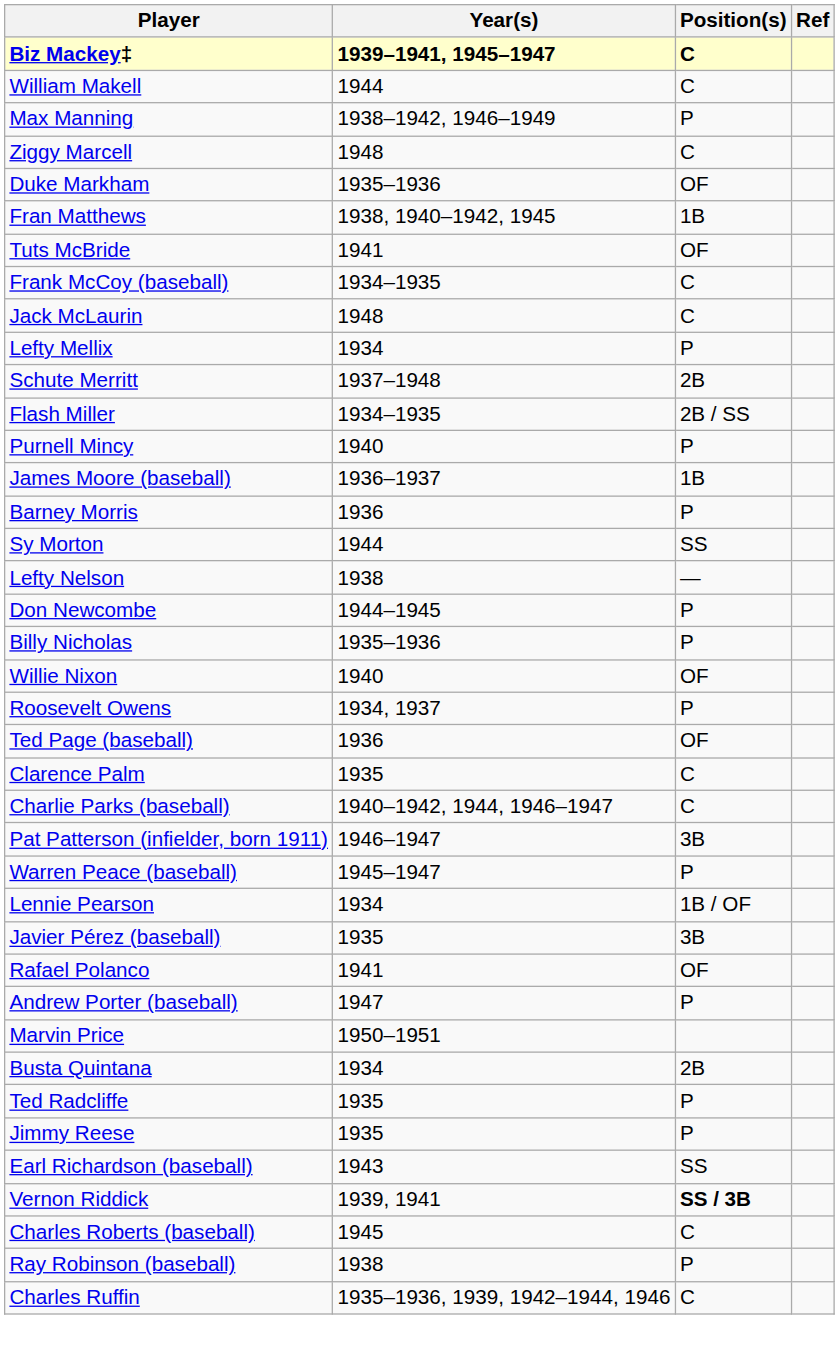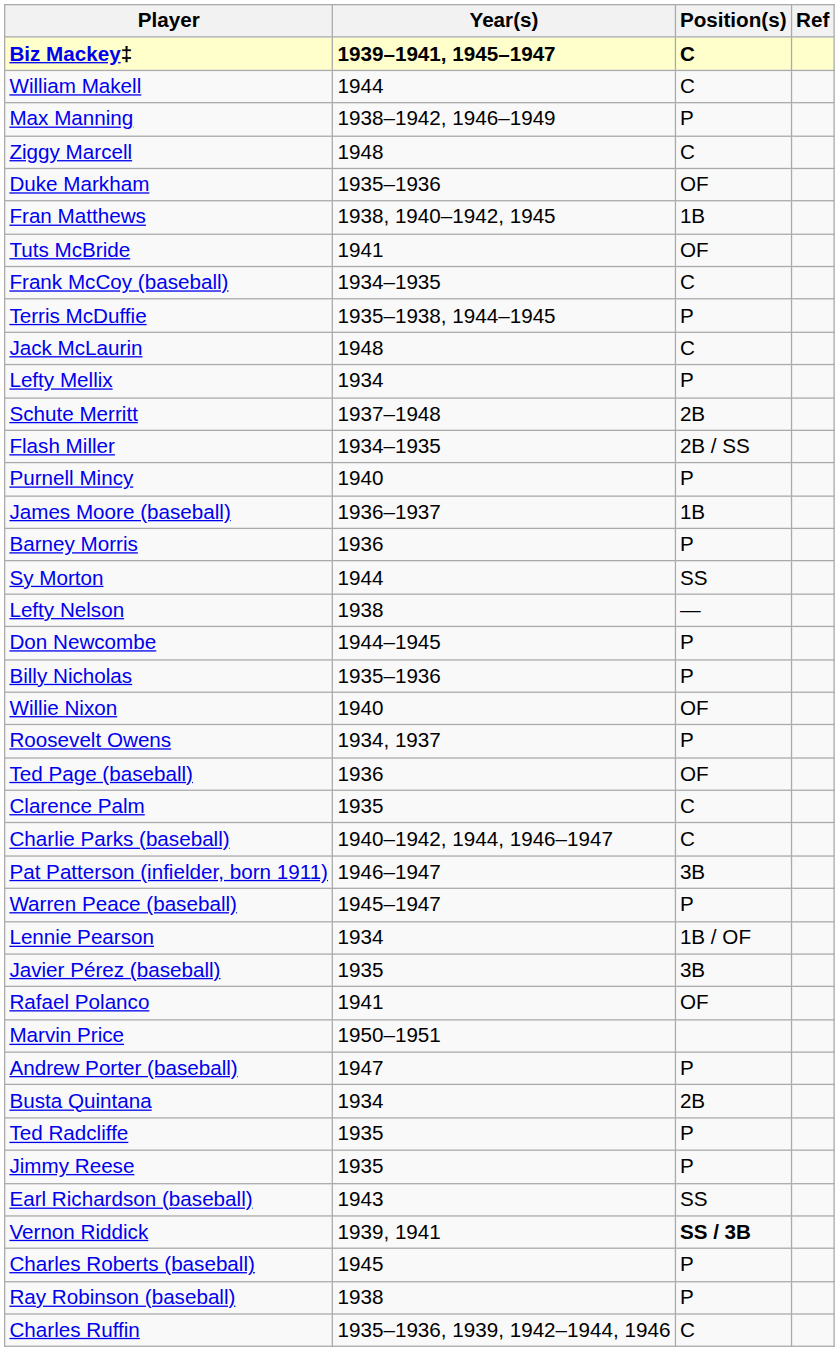+ row: (78, 315)
rows swapped: (124, 1002) <-> (67, 1035)
(687, 1232) C -> (687, 1264) P
